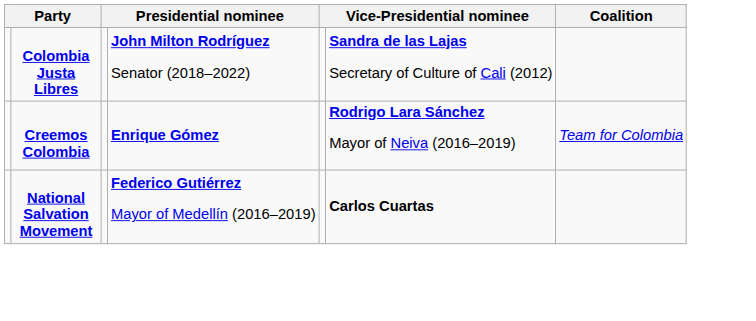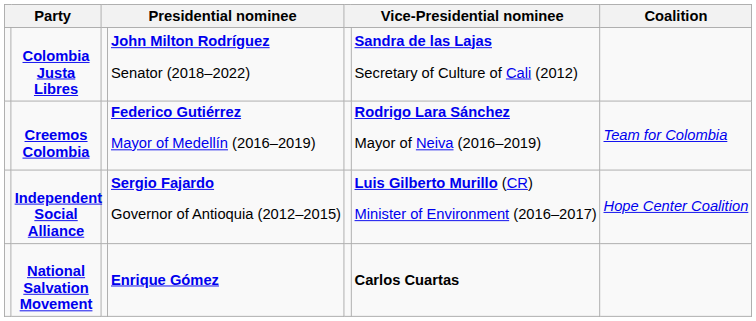(165, 135) Enrique Gómez -> (226, 128) Federico Gutiérrez Mayor of Medellín (2016–2019)
+ row: (58, 215)
(213, 199) Federico Gutiérrez Mayor of Medellín (2016–2019) -> (165, 279) Enrique Gómez
